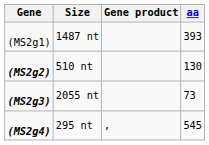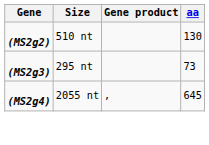- row: (29, 43)
(77, 96) 2055 nt -> (74, 66) 295 nt
(74, 125) 295 nt -> (77, 96) 2055 nt
(193, 125) 545 -> (193, 96) 645
